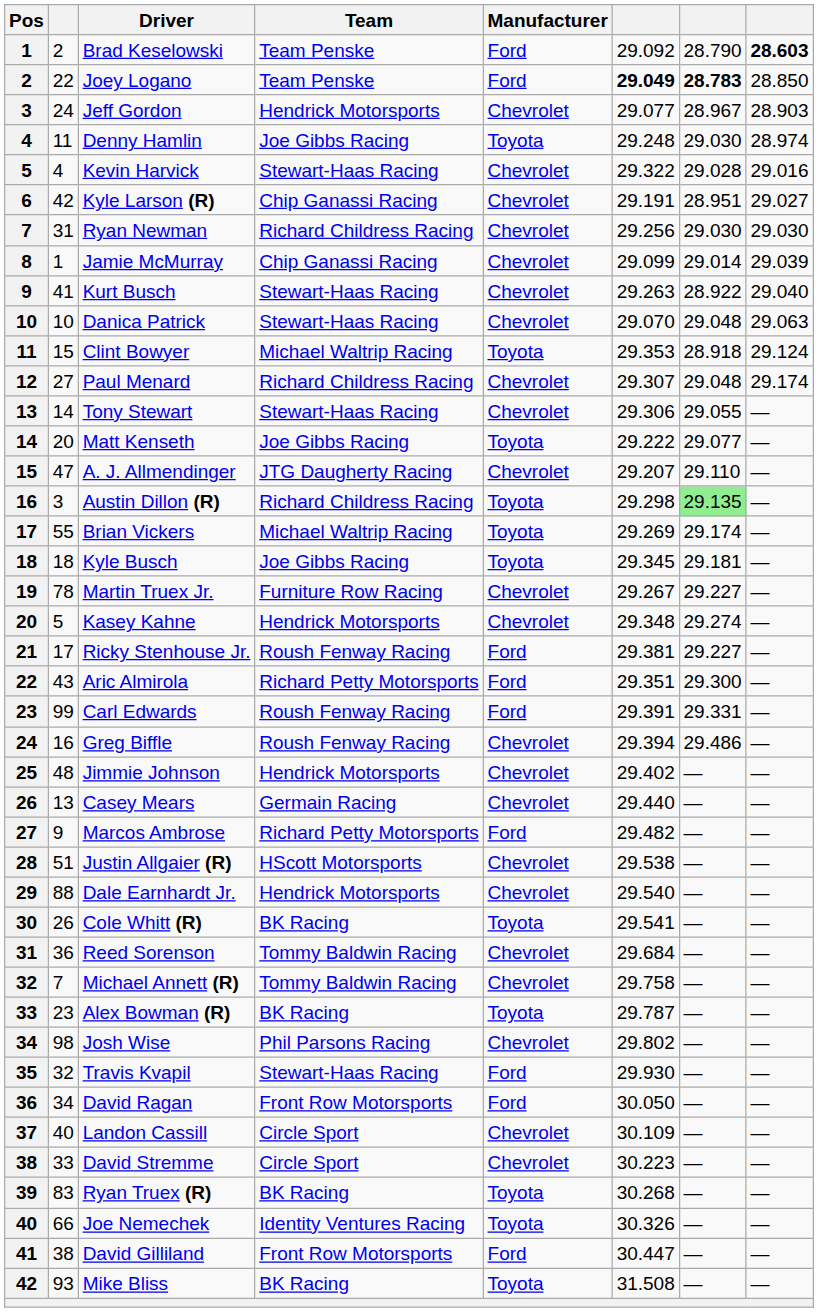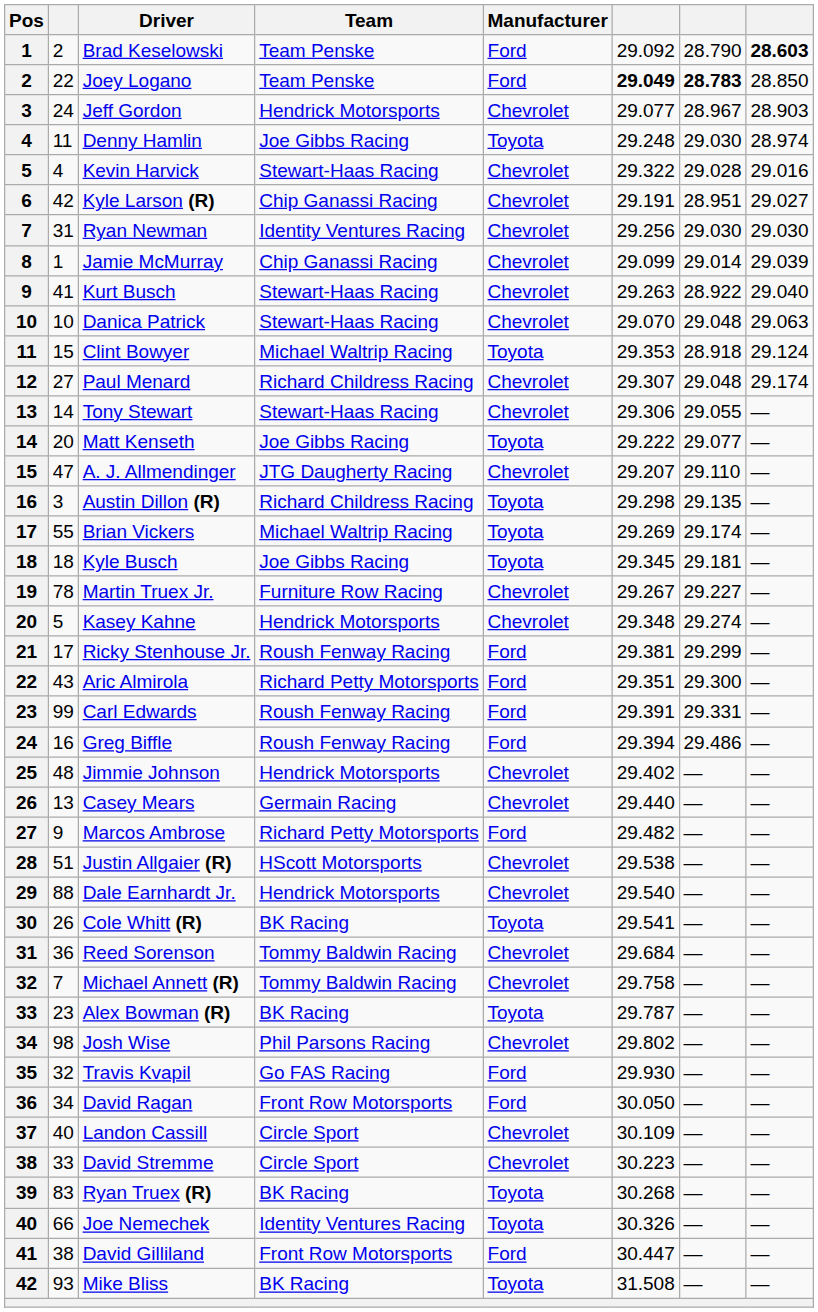(366, 230) Richard Childress Racing -> (362, 230) Identity Ventures Racing
(713, 501) lightgreen background -> (713, 501) no background
(713, 651) 29.227 -> (713, 651) 29.299
(528, 742) Chevrolet -> (507, 742) Ford
(349, 1073) Stewart-Haas Racing -> (325, 1073) Go FAS Racing
